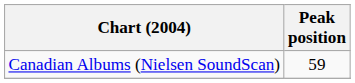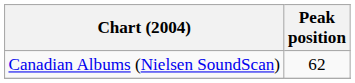(317, 64) 59 -> (317, 64) 62
